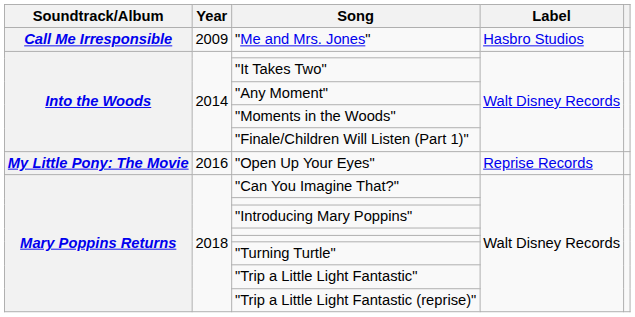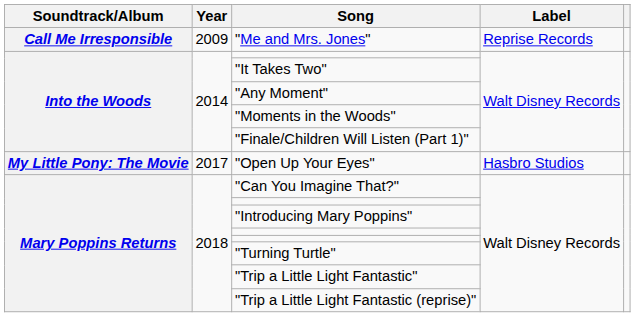(533, 39) Hasbro Studios -> (538, 39) Reprise Records
(212, 163) 2016 -> (212, 163) 2017
(538, 163) Reprise Records -> (533, 163) Hasbro Studios
